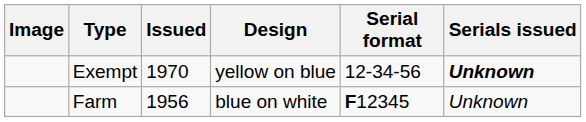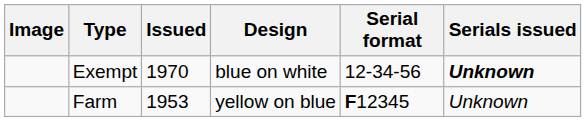(276, 71) yellow on blue -> (271, 71) blue on white
(167, 101) 1956 -> (167, 101) 1953
(271, 101) blue on white -> (276, 101) yellow on blue
